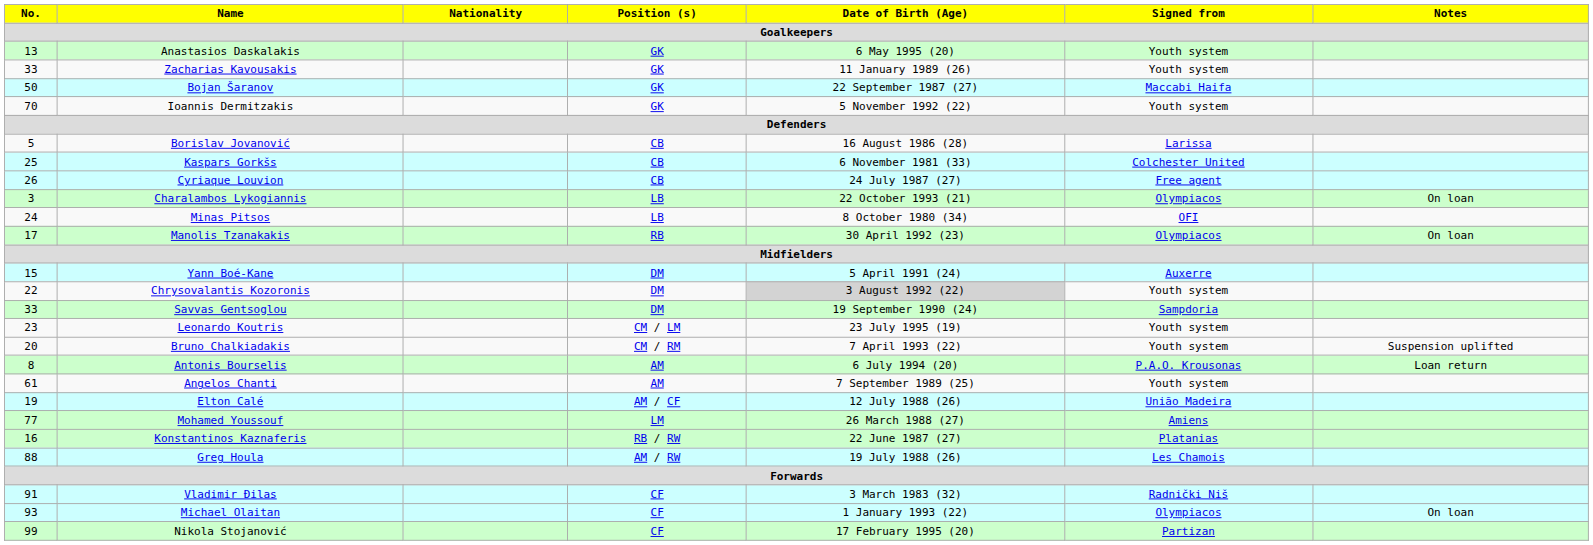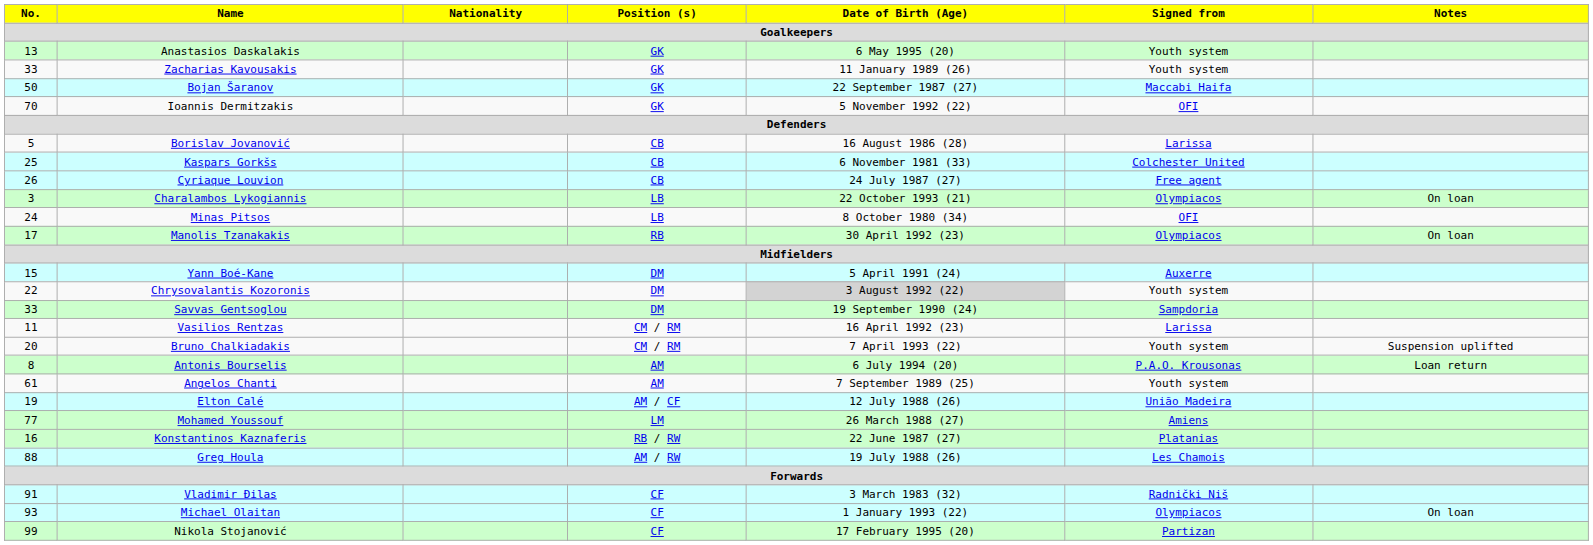(1188, 106) Youth system -> (1188, 106) OFI
- row: (230, 328)
+ row: (230, 328)
